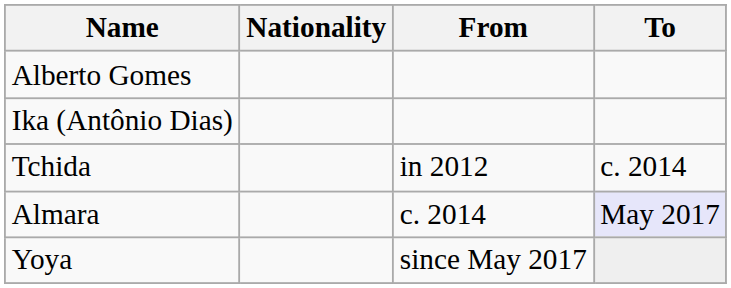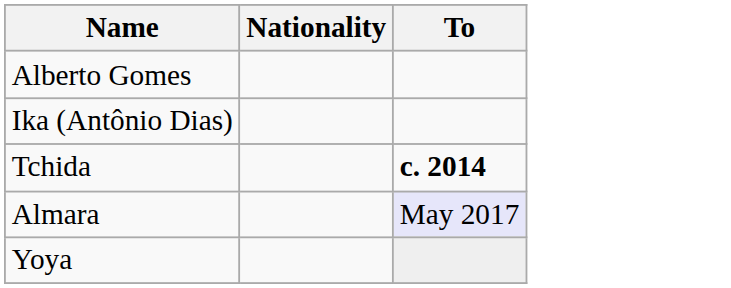- column: (493, 27)
(643, 167) normal -> (443, 167) bold
